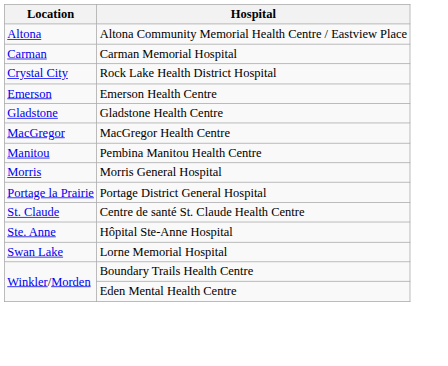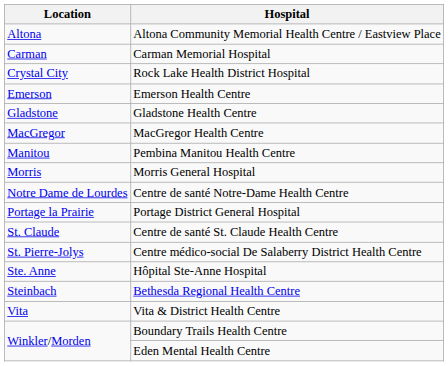+ row: (241, 192)
+ row: (277, 251)
+ row: (217, 291)
- row: (163, 251)
+ row: (207, 311)
